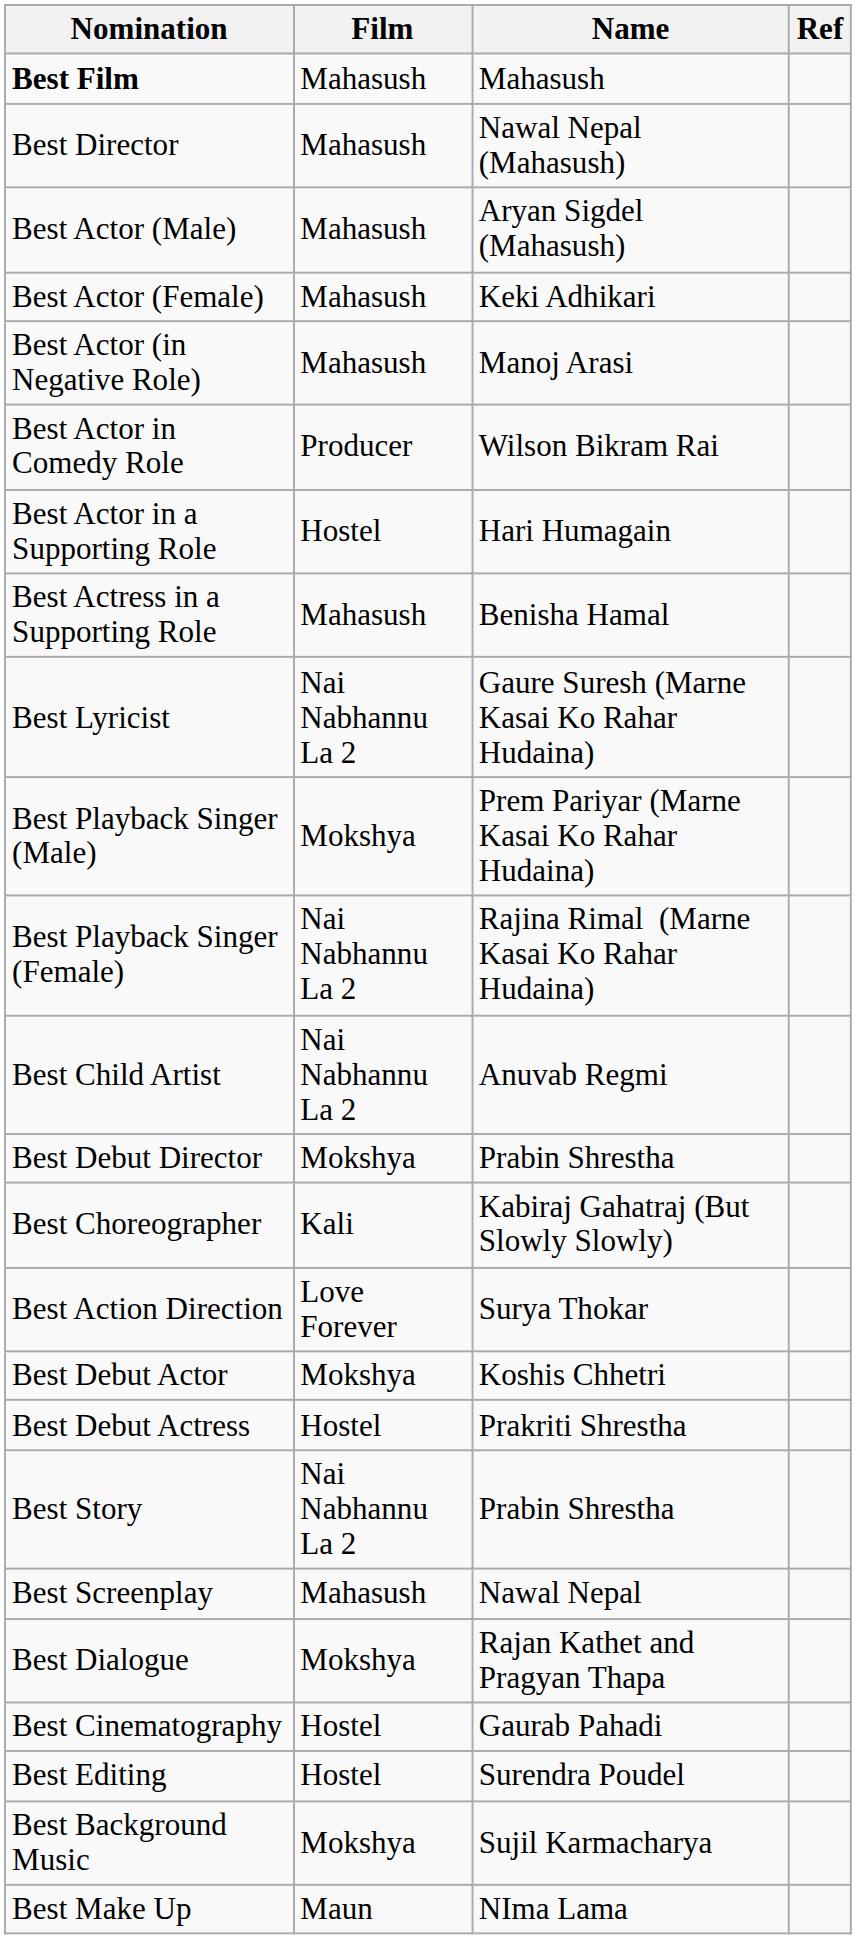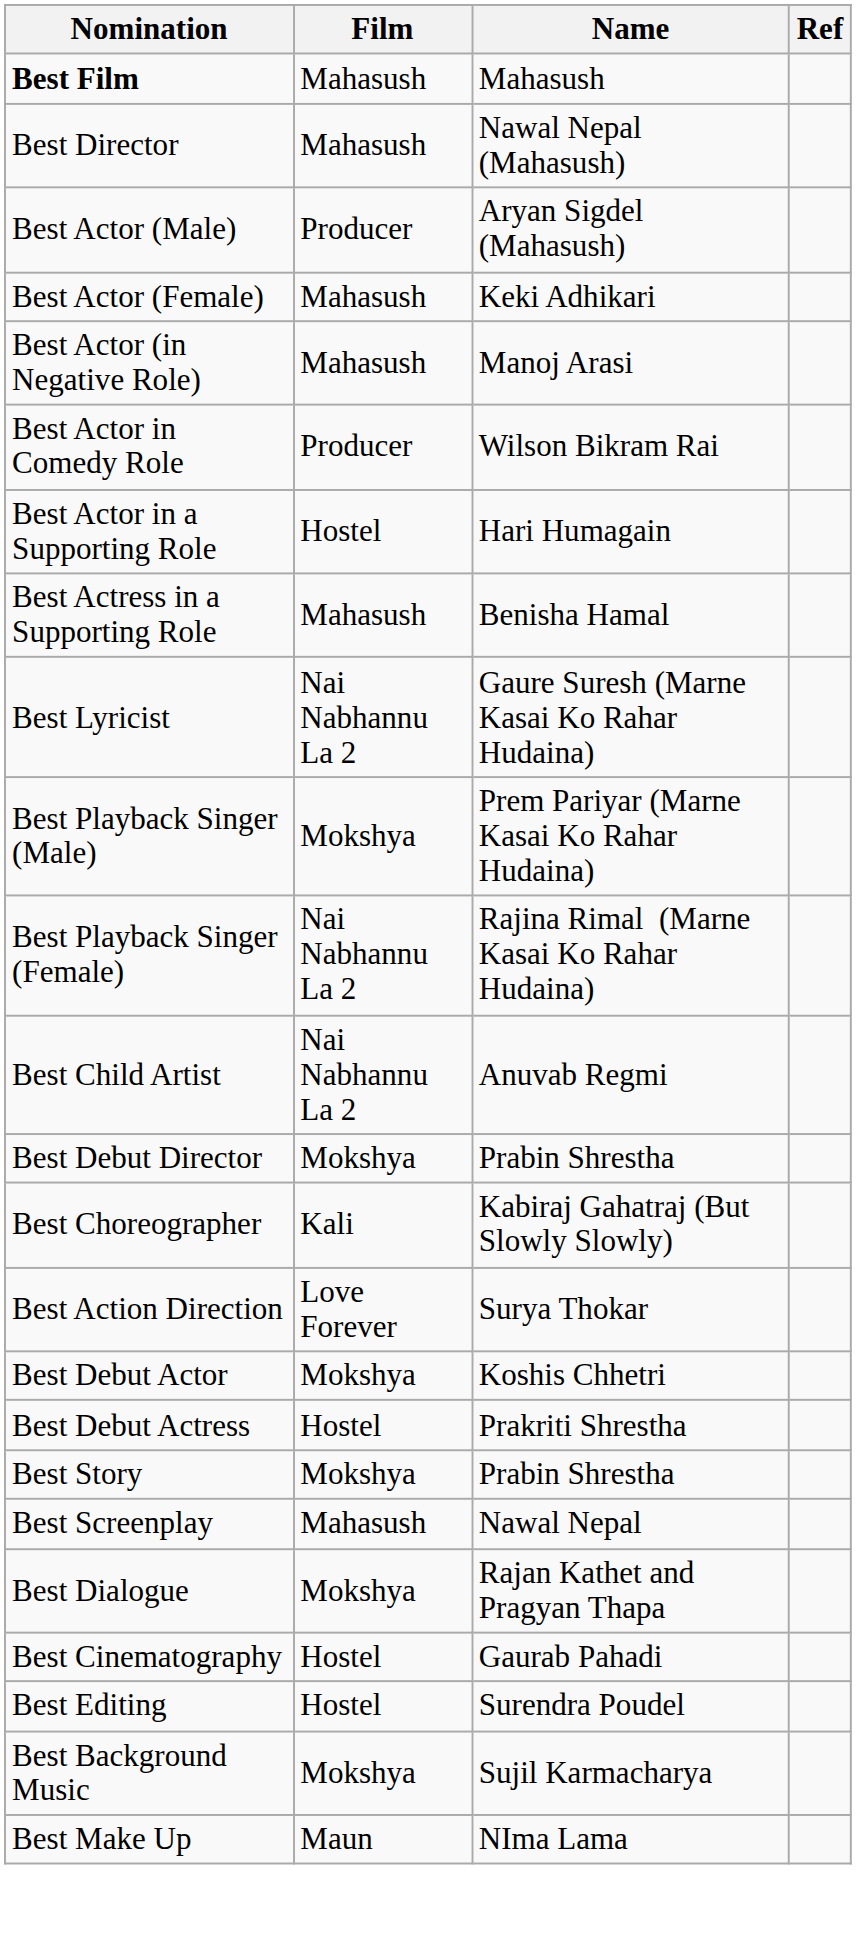(363, 229) Mahasush -> (356, 229) Producer
(364, 1508) Nai Nabhannu La 2 -> (358, 1473) Mokshya
